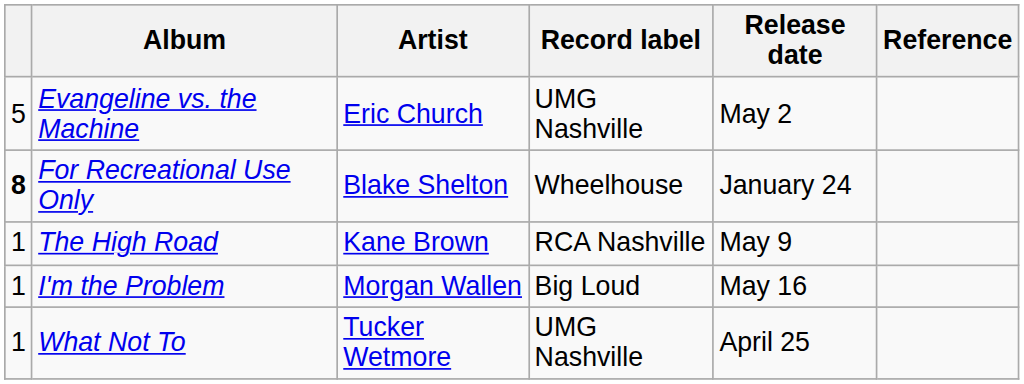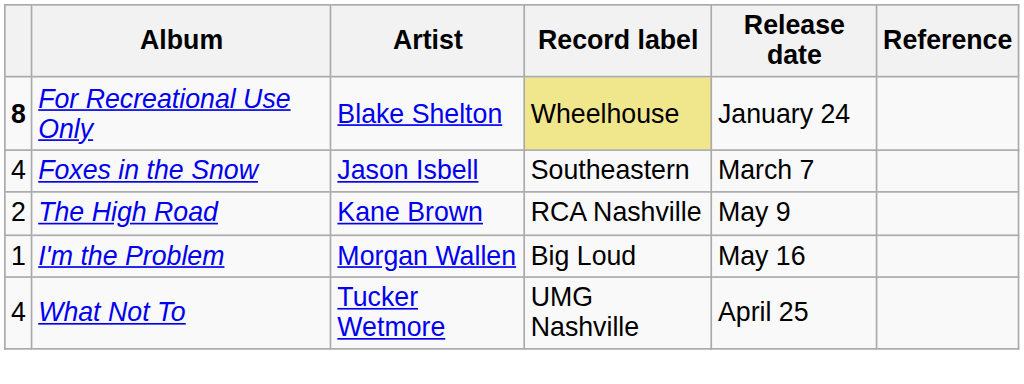- row: (147, 113)
(609, 185) no background -> (605, 113) khaki background
+ row: (148, 170)
(18, 242) 1 -> (18, 212) 2
(18, 342) 1 -> (18, 312) 4
